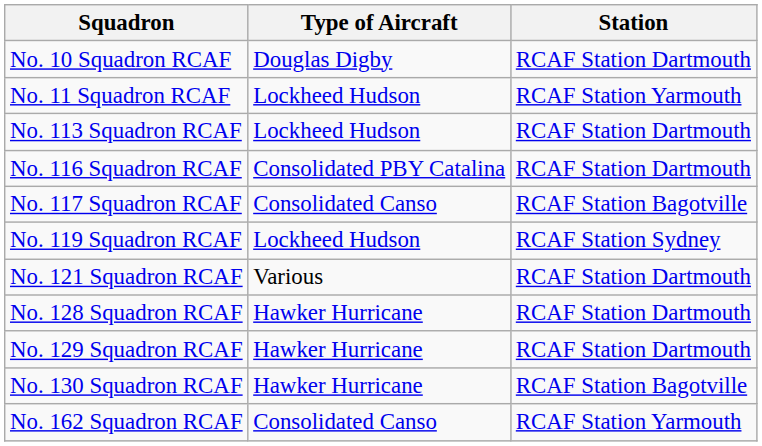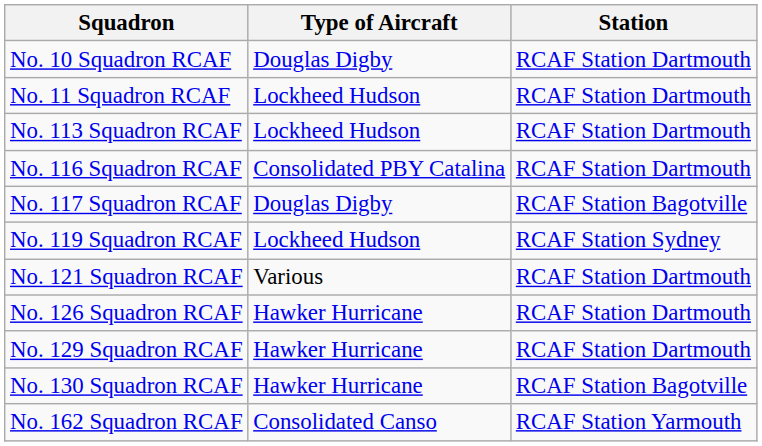(629, 95) RCAF Station Yarmouth -> (633, 95) RCAF Station Dartmouth
(345, 204) Consolidated Canso -> (323, 204) Douglas Digby
+ row: (126, 312)
- row: (126, 312)
